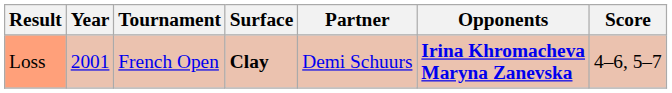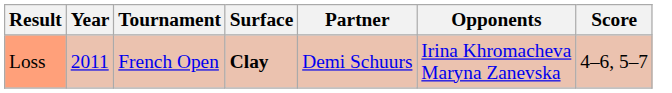(90, 61) 2001 -> (90, 61) 2011
(503, 61) bold -> (496, 61) normal
